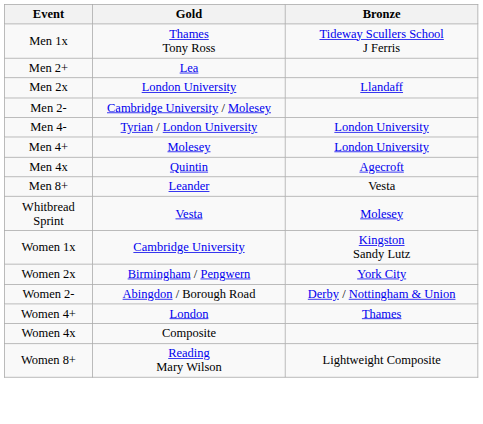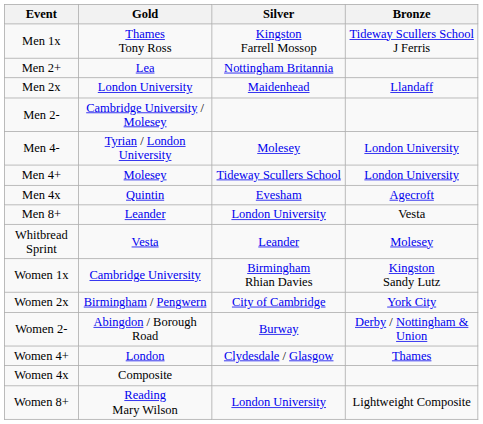+ column: (279, 14)
